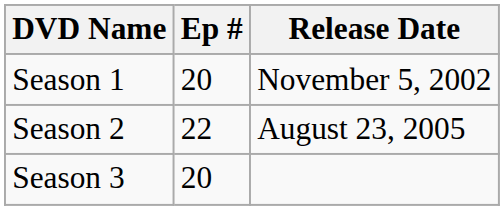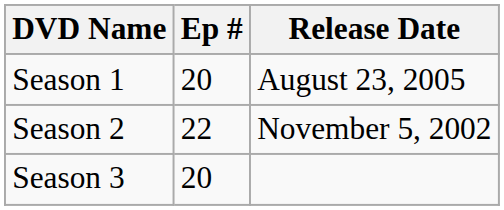(374, 79) November 5, 2002 -> (361, 79) August 23, 2005
(361, 128) August 23, 2005 -> (374, 128) November 5, 2002
